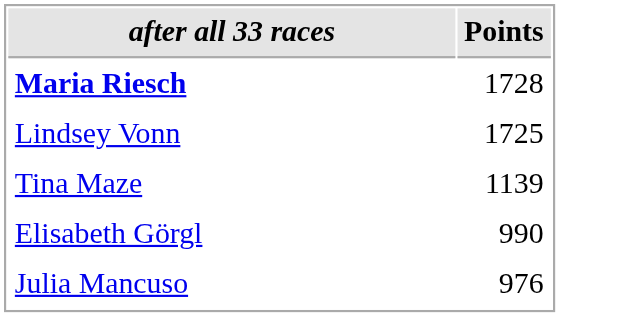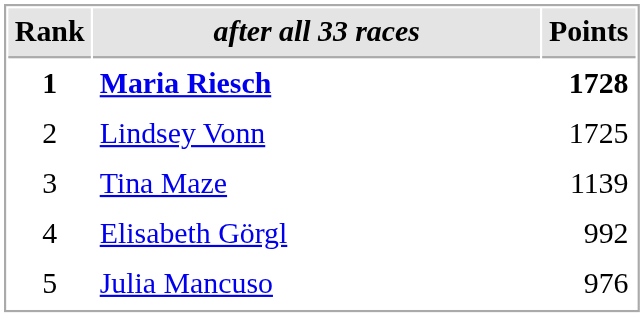+ column: (50, 31)
(514, 83) normal -> (599, 83) bold
(521, 233) 990 -> (606, 233) 992
